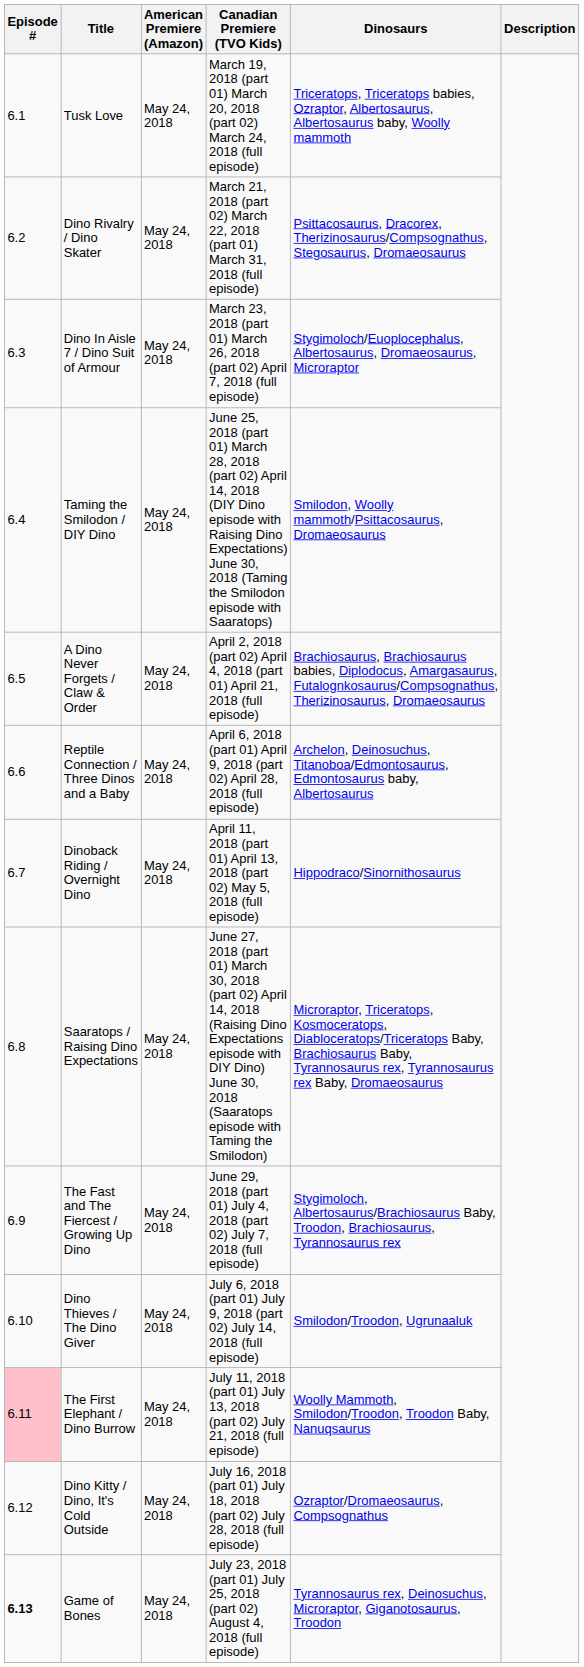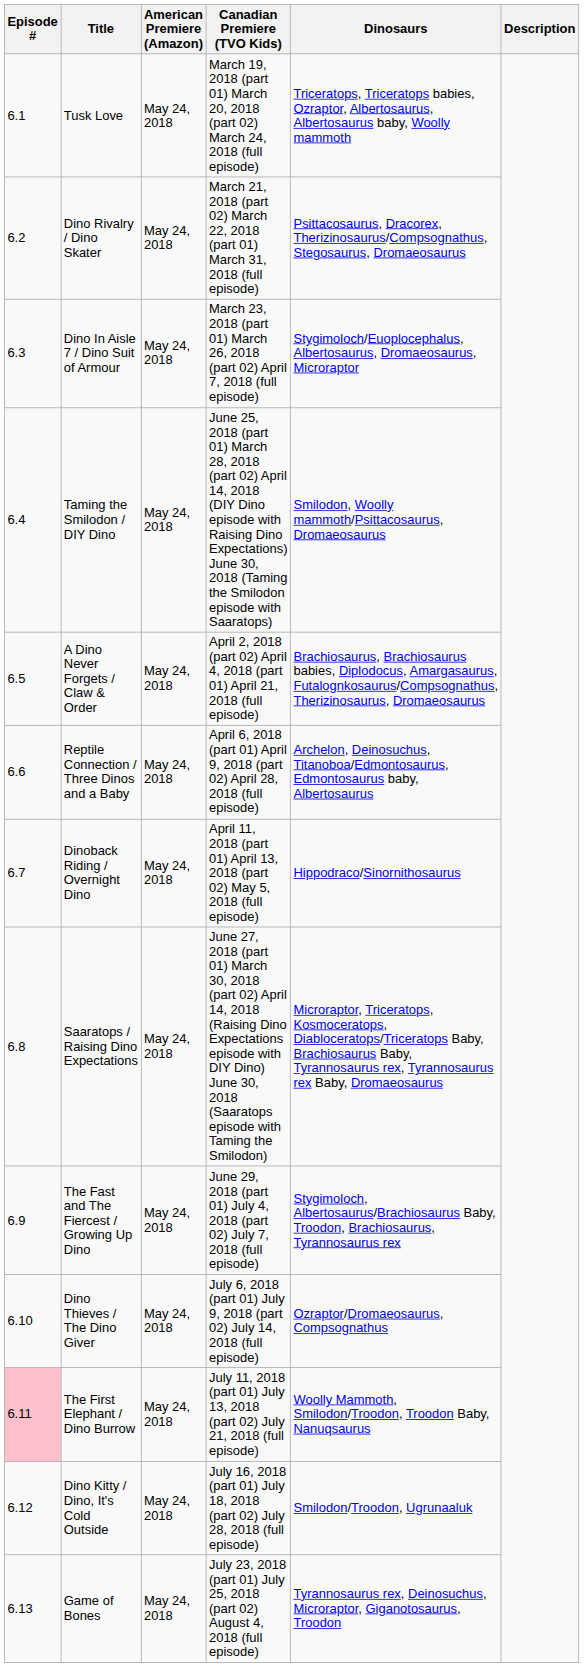(383, 1321) Smilodon/Troodon, Ugrunaaluk -> (368, 1321) Ozraptor/Dromaeosaurus, Compsognathus
(368, 1508) Ozraptor/Dromaeosaurus, Compsognathus -> (383, 1508) Smilodon/Troodon, Ugrunaaluk
(20, 1608) bold -> (20, 1608) normal
